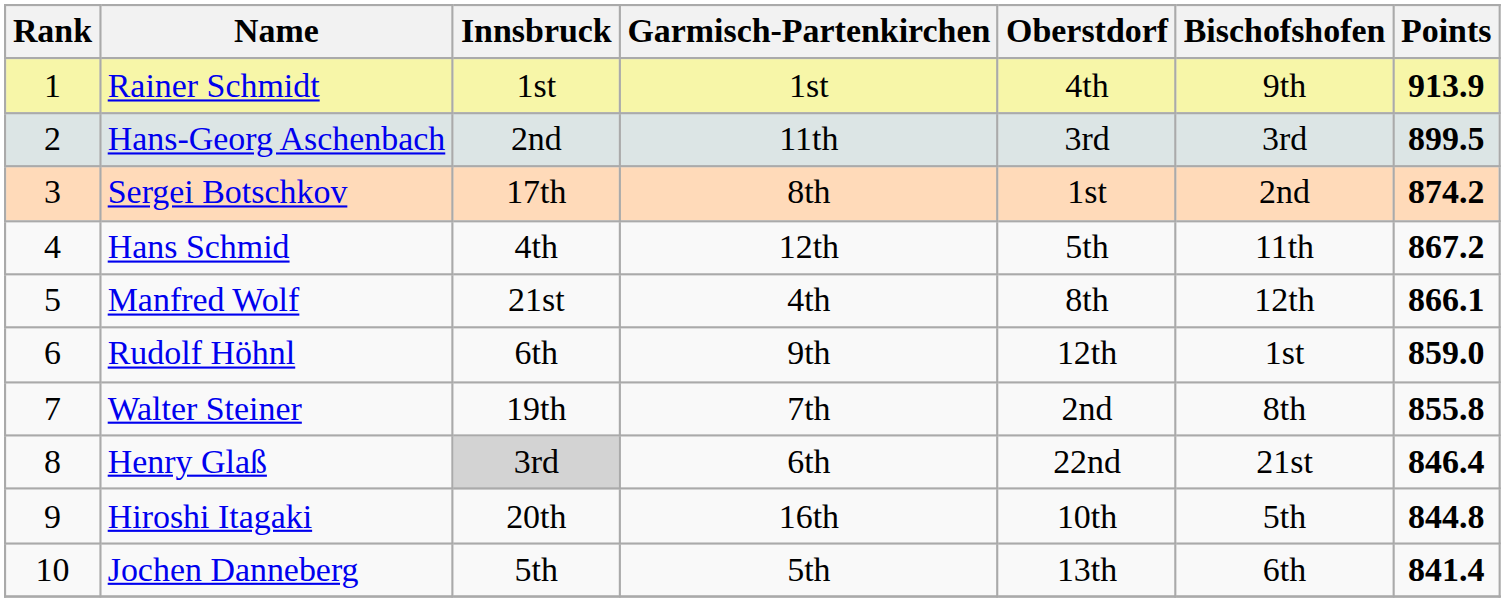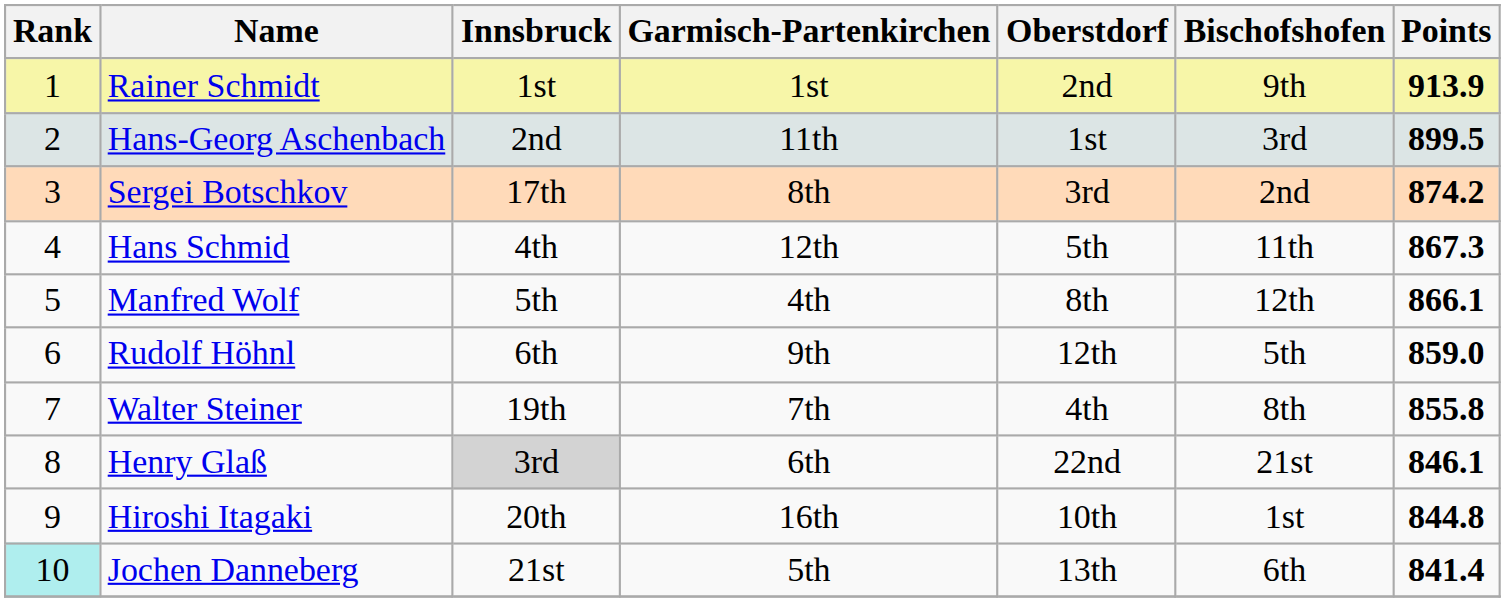(1087, 85) 4th -> (1087, 85) 2nd
(1087, 138) 3rd -> (1087, 138) 1st
(1087, 192) 1st -> (1087, 192) 3rd
(1446, 246) 867.2 -> (1446, 246) 867.3
(536, 300) 21st -> (536, 300) 5th
(1285, 354) 1st -> (1285, 354) 5th
(1087, 407) 2nd -> (1087, 407) 4th
(1446, 461) 846.4 -> (1446, 461) 846.1
(1285, 515) 5th -> (1285, 515) 1st
(52, 569) no background -> (52, 569) paleturquoise background
(536, 569) 5th -> (536, 569) 21st
